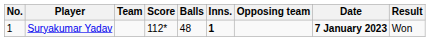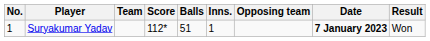(185, 28) 48 -> (185, 28) 51
(211, 28) bold -> (211, 28) normal
